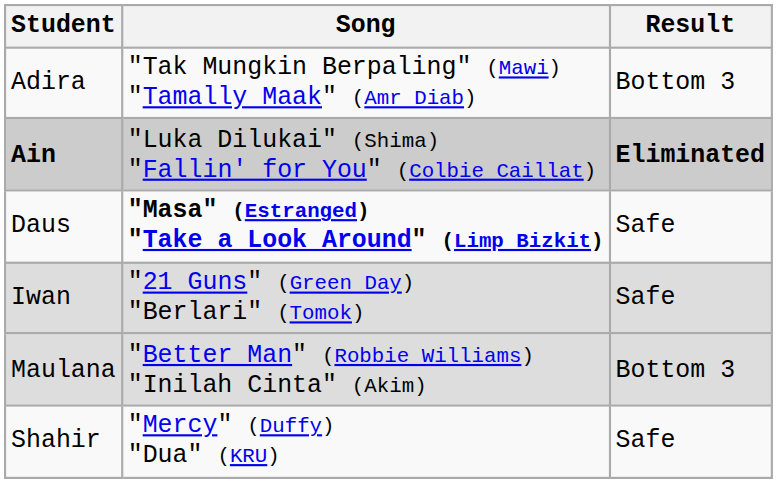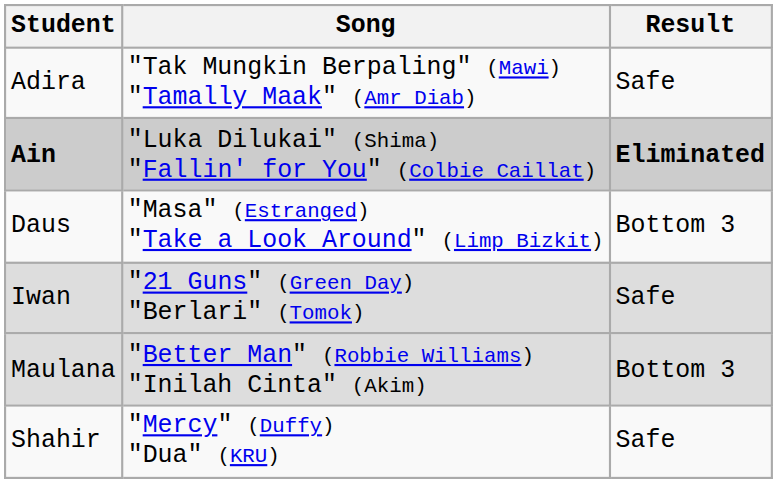(675, 82) Bottom 3 -> (645, 82) Safe
(366, 226) bold -> (366, 226) normal
(645, 226) Safe -> (675, 226) Bottom 3
